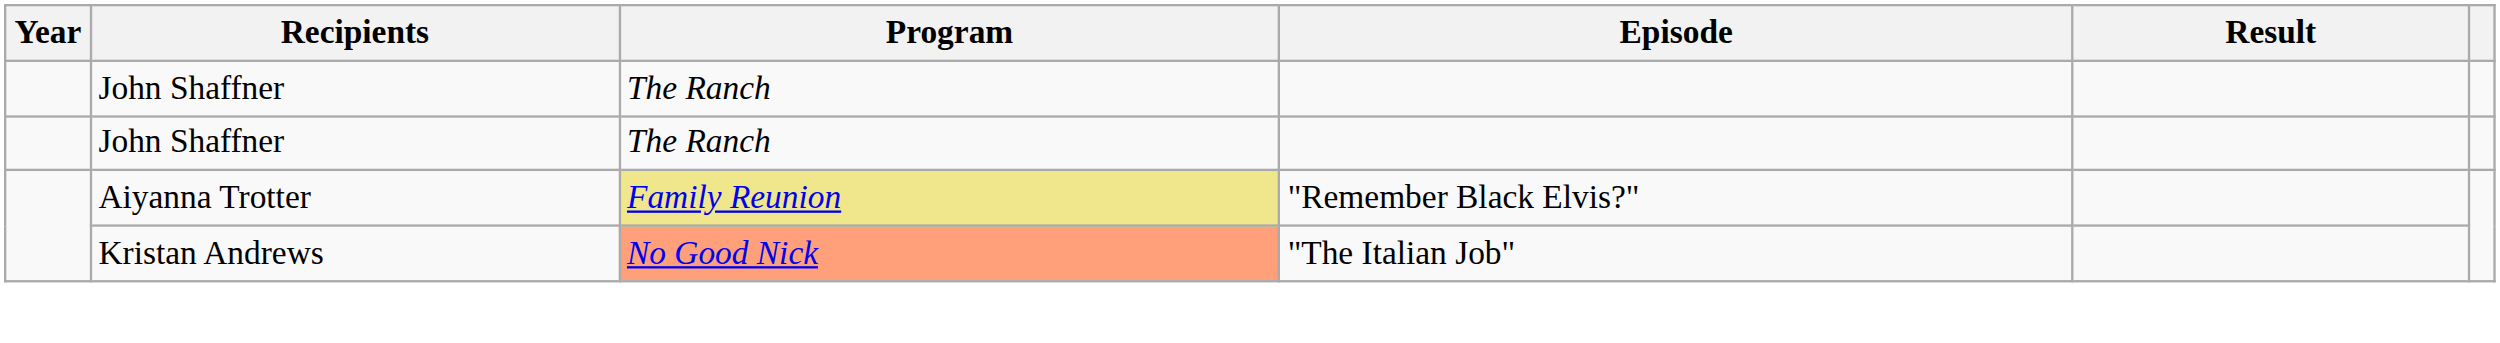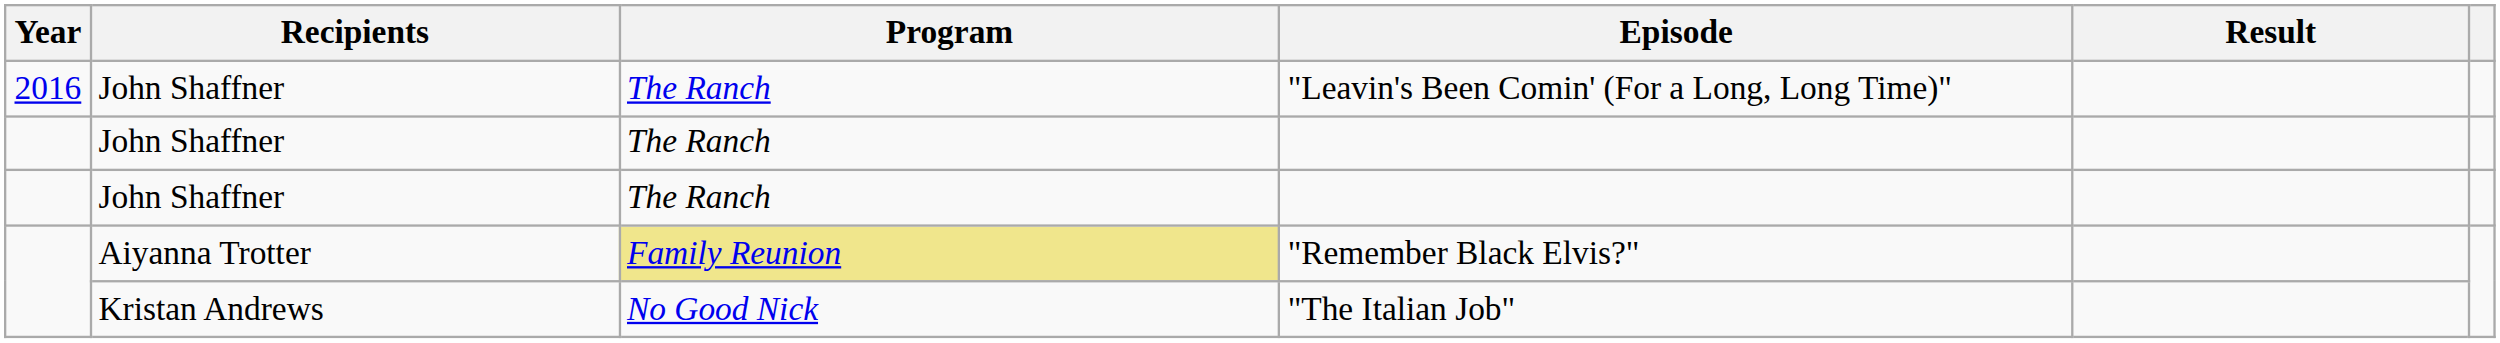+ row: (191, 87)
(723, 252) lightsalmon background -> (723, 307) no background
